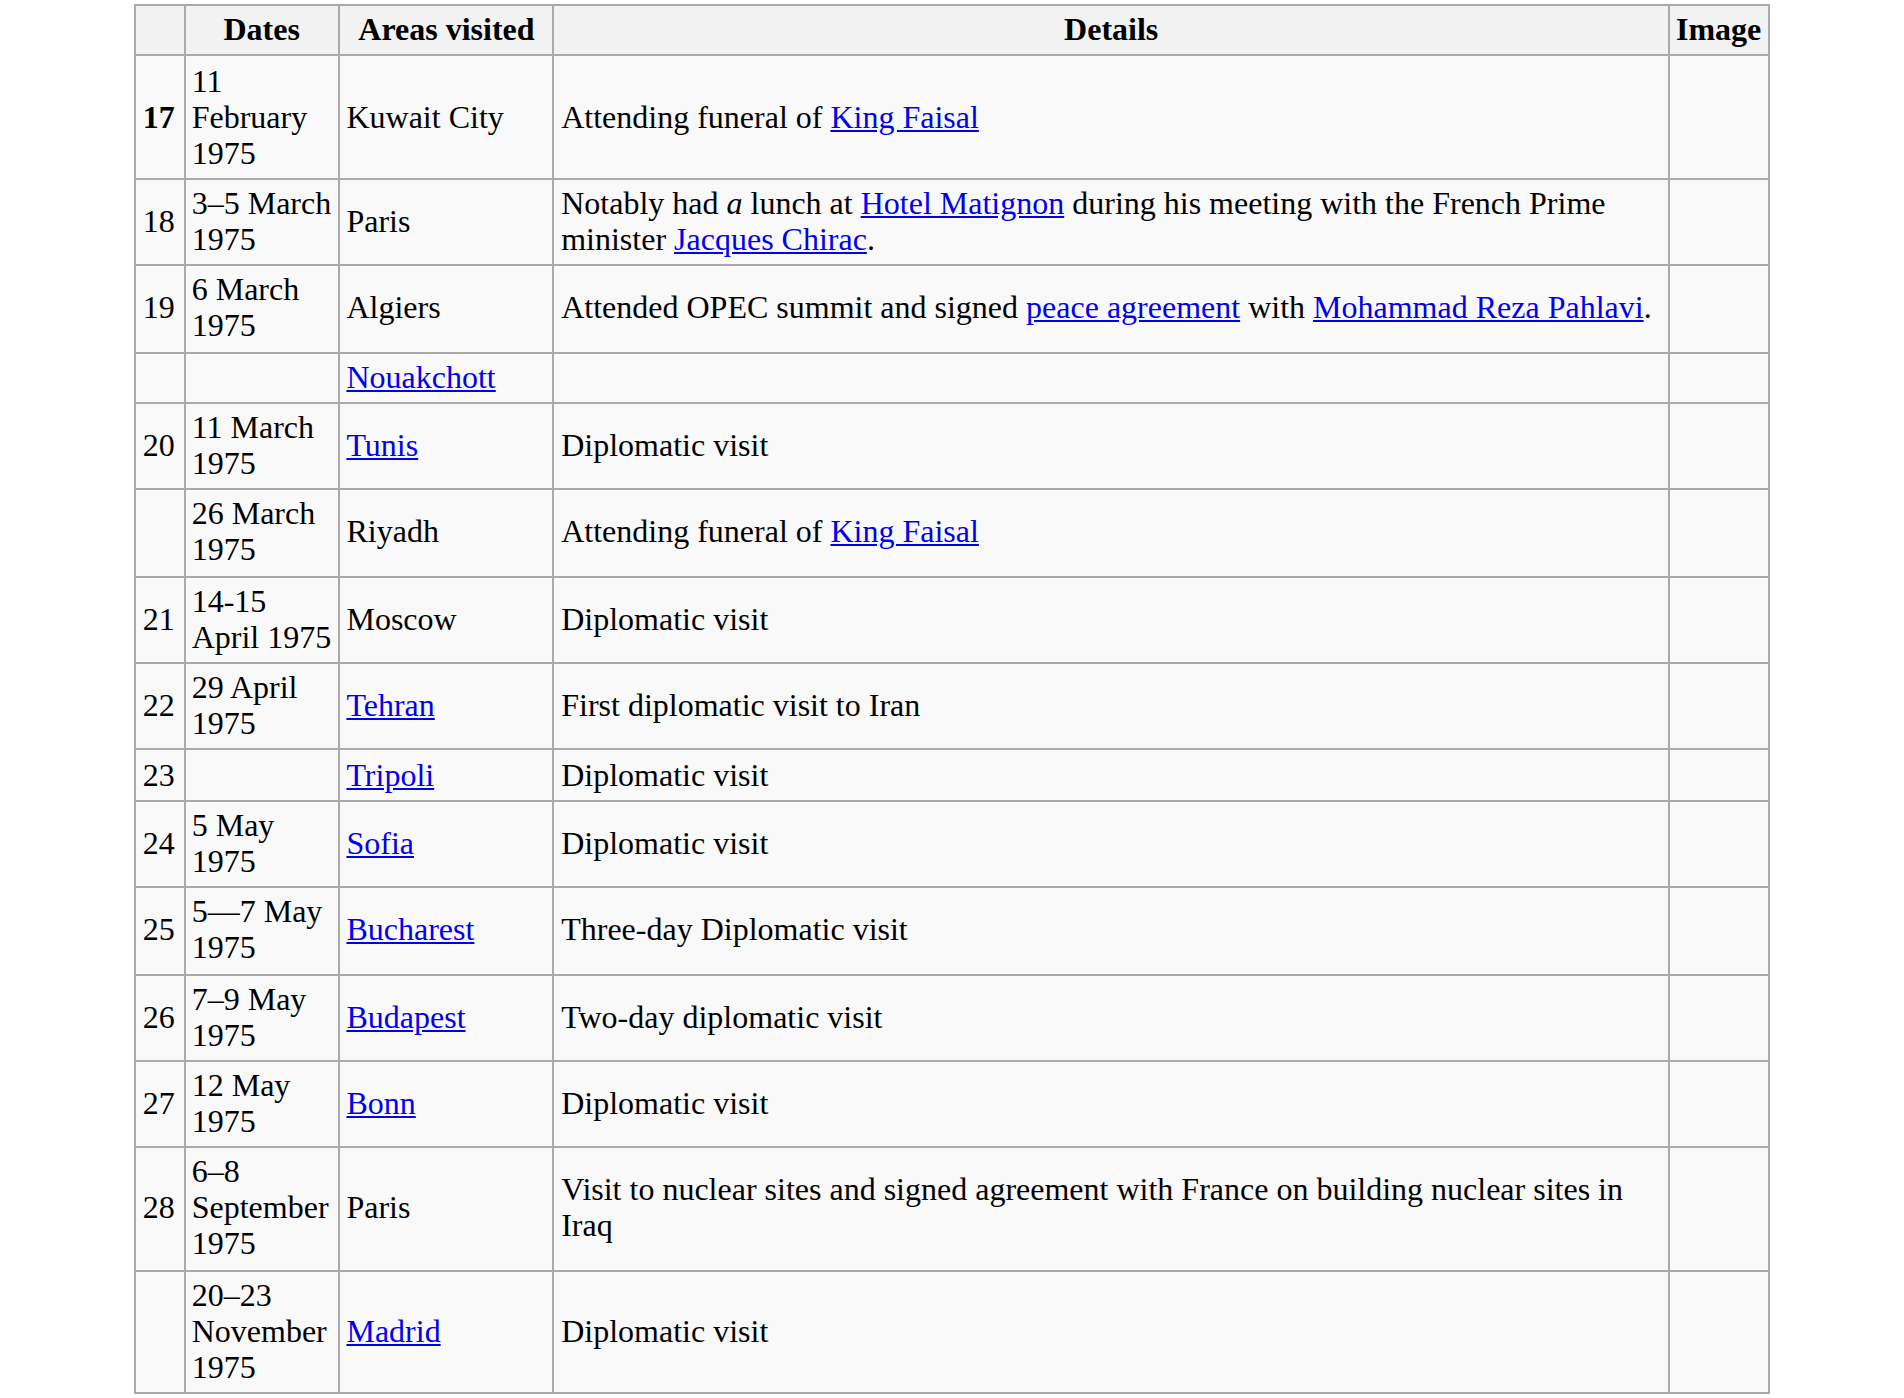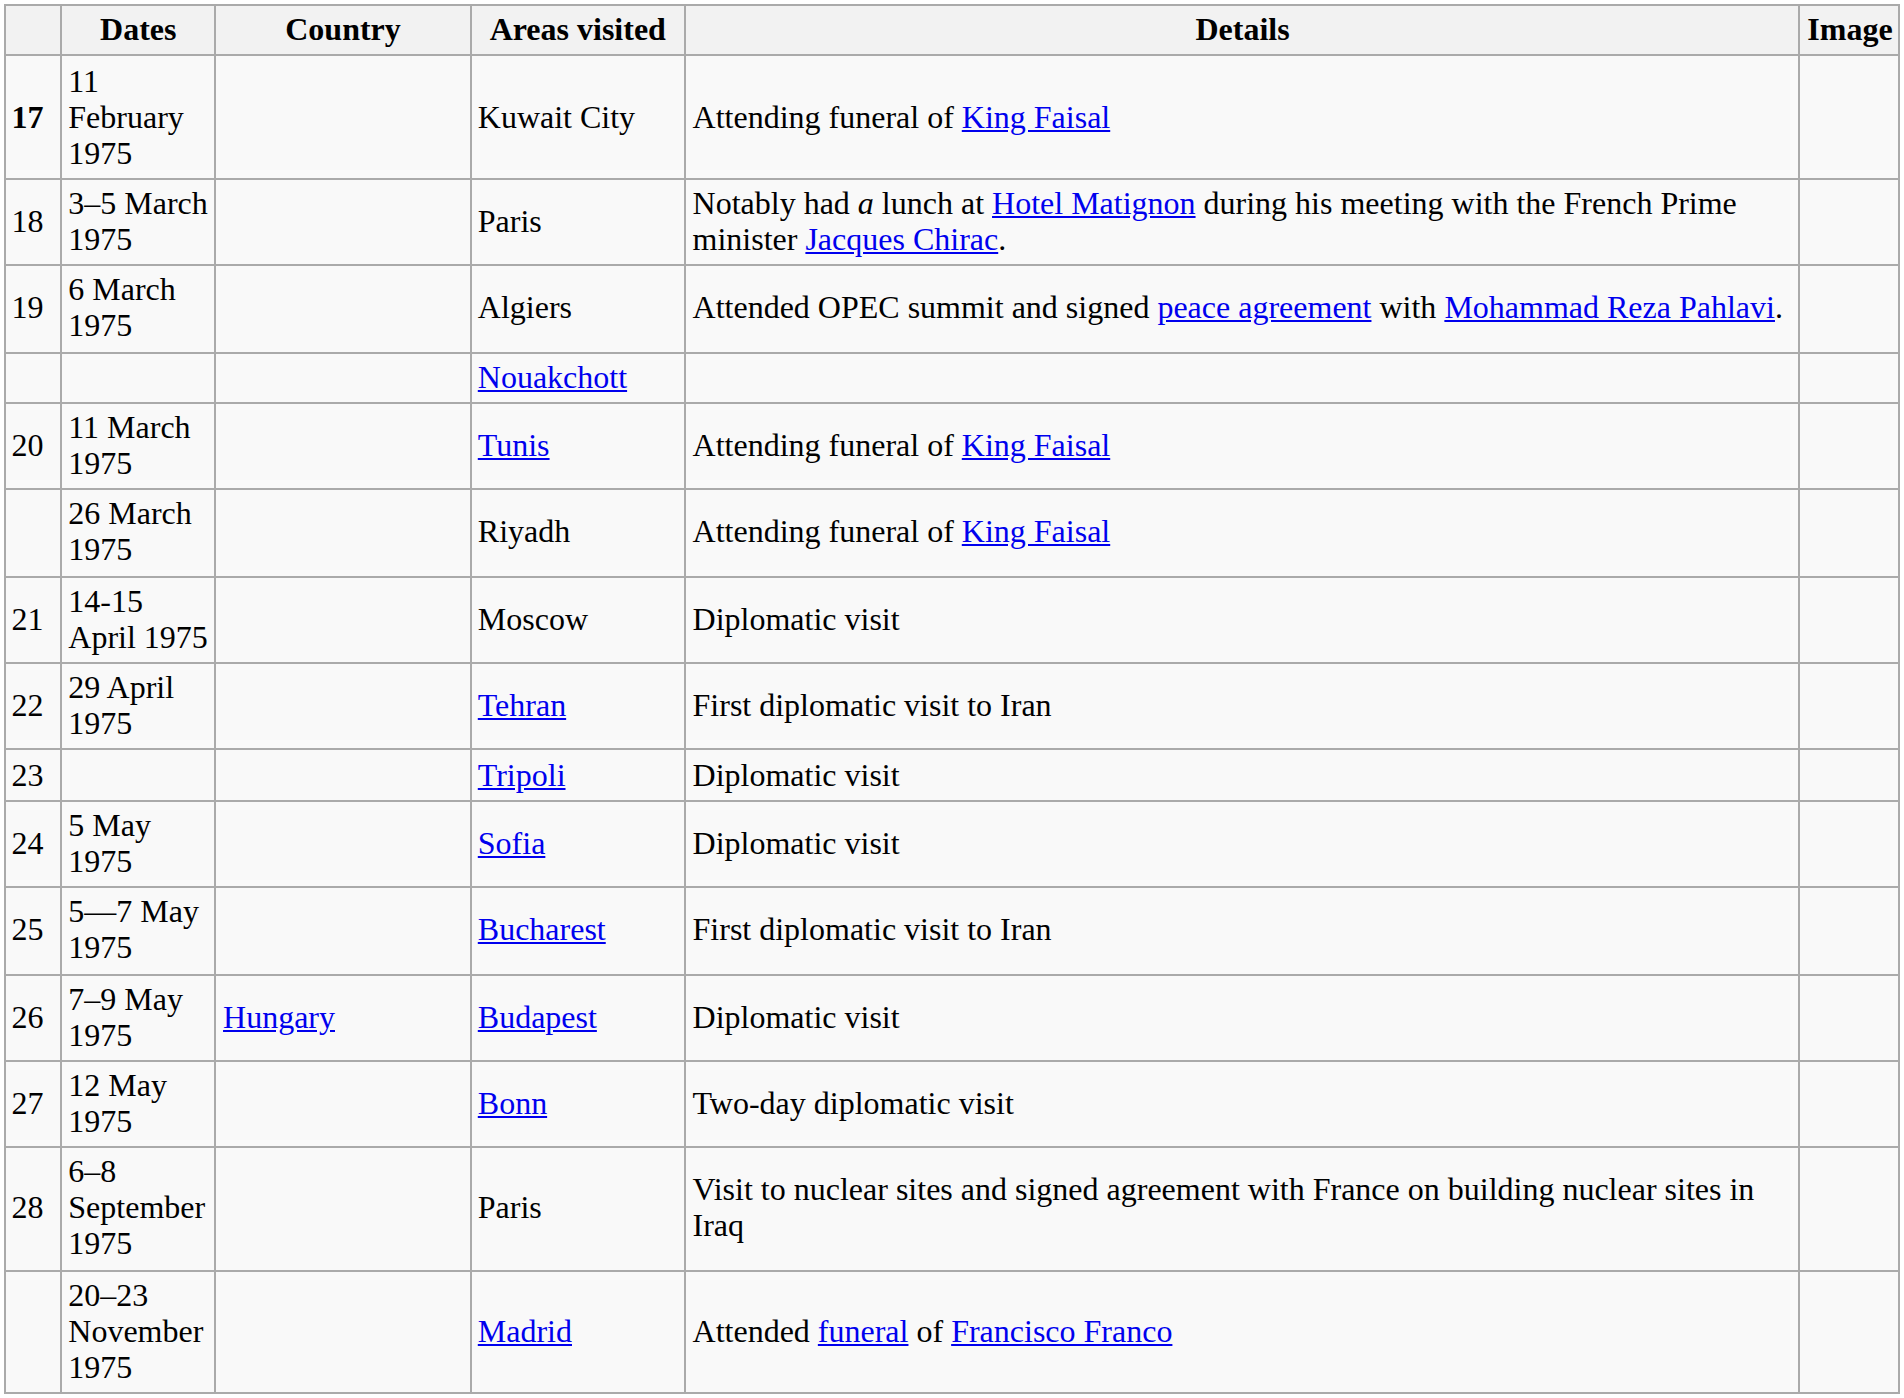+ column: (343, 29)
(665, 445) Diplomatic visit -> (901, 445) Attending funeral of King Faisal
(734, 930) Three-day Diplomatic visit -> (872, 930) First diplomatic visit to Iran
(722, 1016) Two-day diplomatic visit -> (796, 1016) Diplomatic visit
(665, 1103) Diplomatic visit -> (853, 1103) Two-day diplomatic visit
(665, 1331) Diplomatic visit -> (932, 1331) Attended funeral of Francisco Franco
